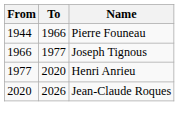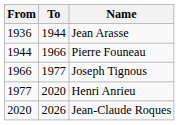+ row: (100, 33)
